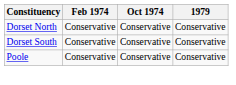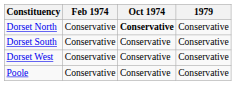(145, 27) normal -> (147, 27) bold
+ row: (30, 57)
